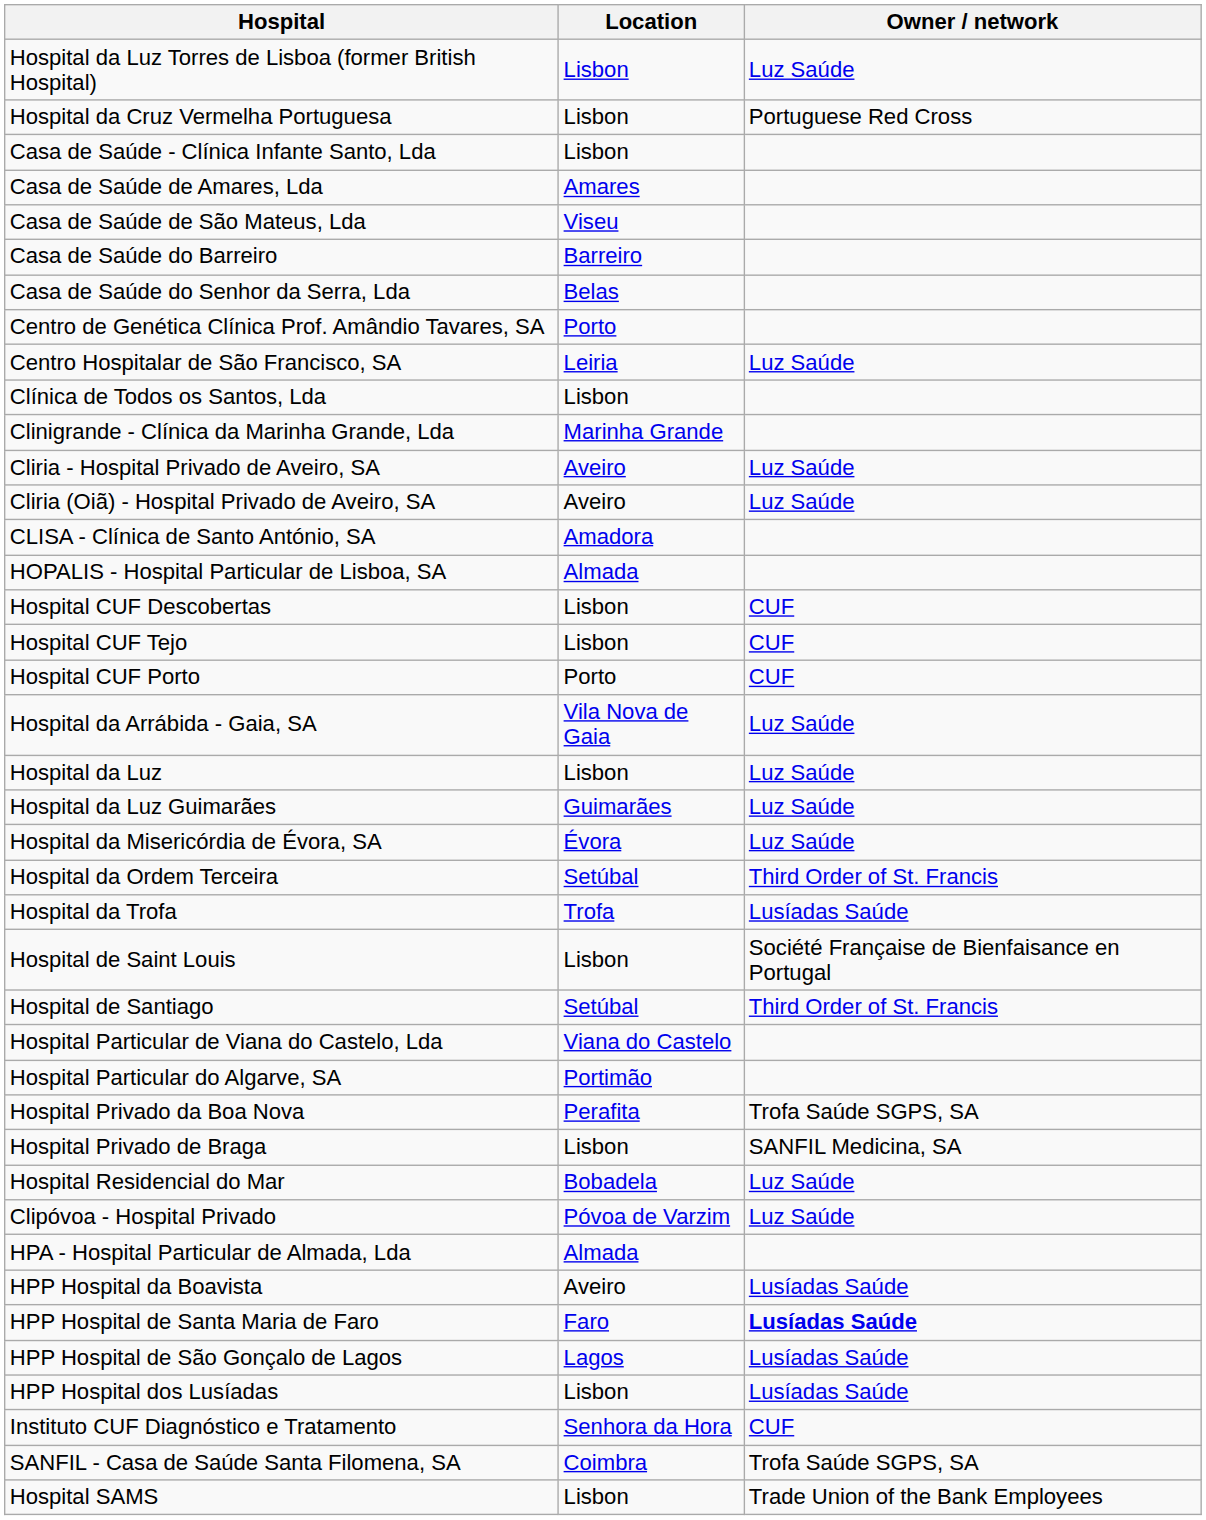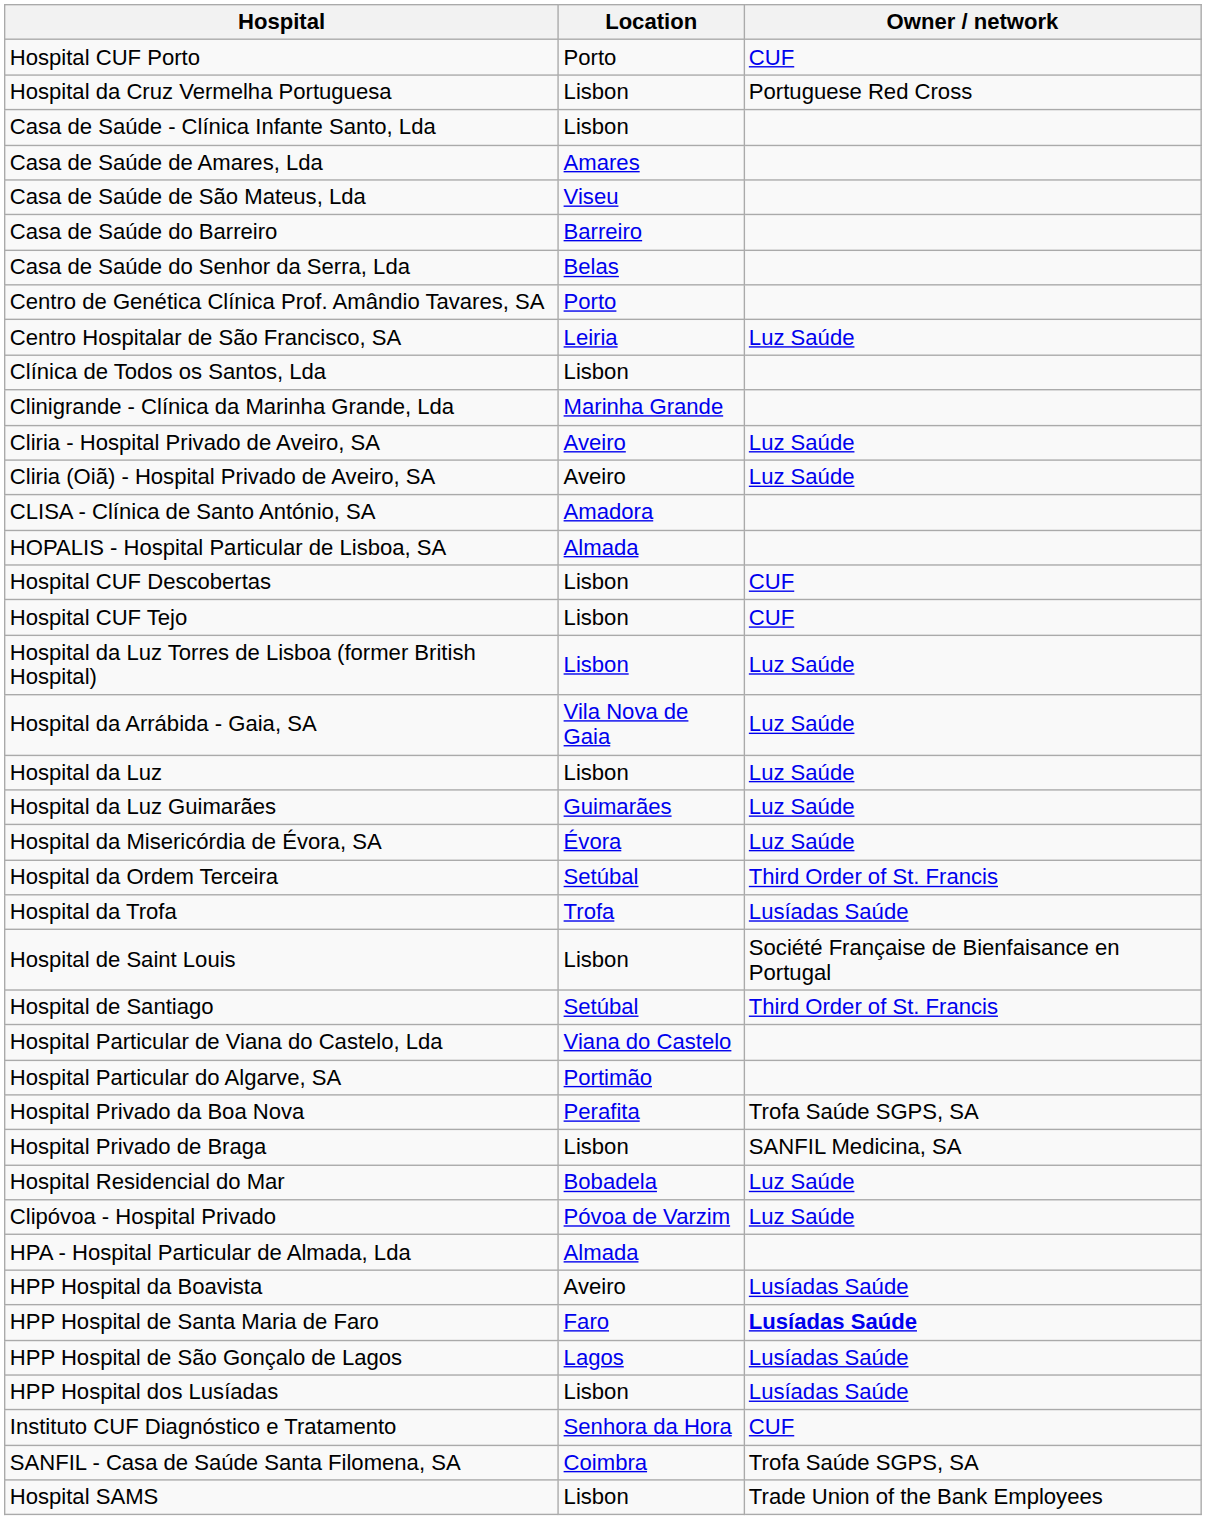rows swapped: (243, 69) <-> (105, 677)
